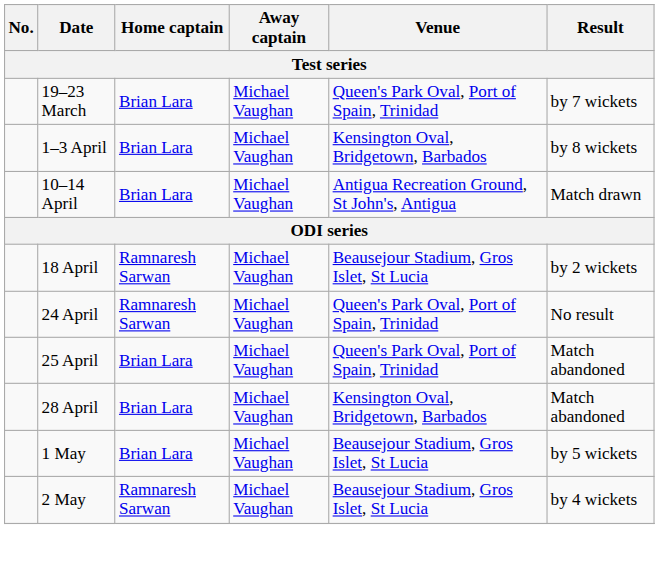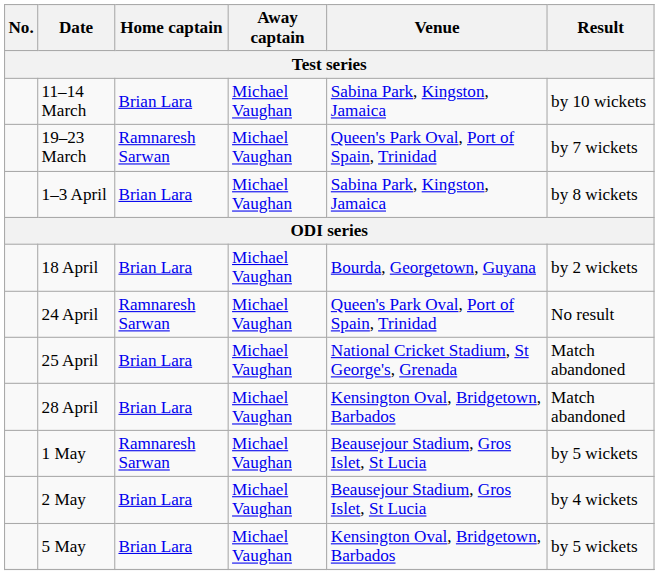+ row: (64, 101)
(156, 101) Brian Lara -> (157, 147) Ramnaresh Sarwan
(410, 147) Kensington Oval, Bridgetown, Barbados -> (410, 194) Sabina Park, Kingston, Jamaica
- row: (63, 194)
(157, 267) Ramnaresh Sarwan -> (155, 267) Brian Lara
(423, 267) Beausejour Stadium, Gros Islet, St Lucia -> (433, 267) Bourda, Georgetown, Guyana
(424, 360) Queen's Park Oval, Port of Spain, Trinidad -> (430, 360) National Cricket Stadium, St George's, Grenada
(156, 453) Brian Lara -> (157, 453) Ramnaresh Sarwan
(157, 499) Ramnaresh Sarwan -> (155, 499) Brian Lara
+ row: (64, 546)
